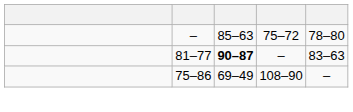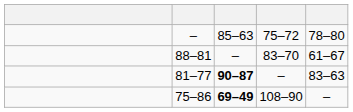+ row: (193, 55)
(235, 76) normal -> (235, 96) bold
